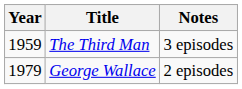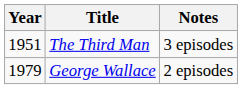(25, 44) 1959 -> (25, 44) 1951
